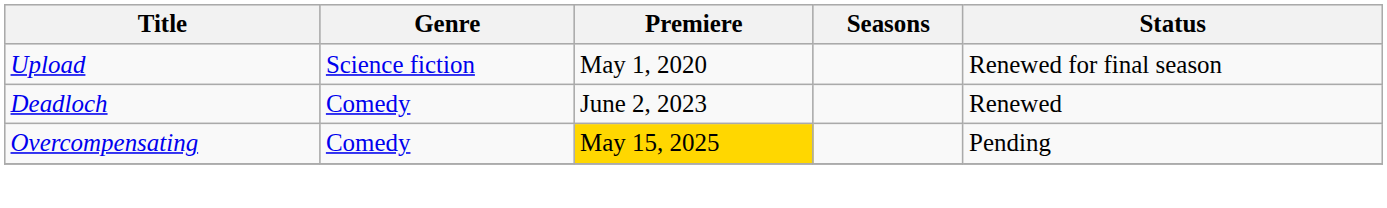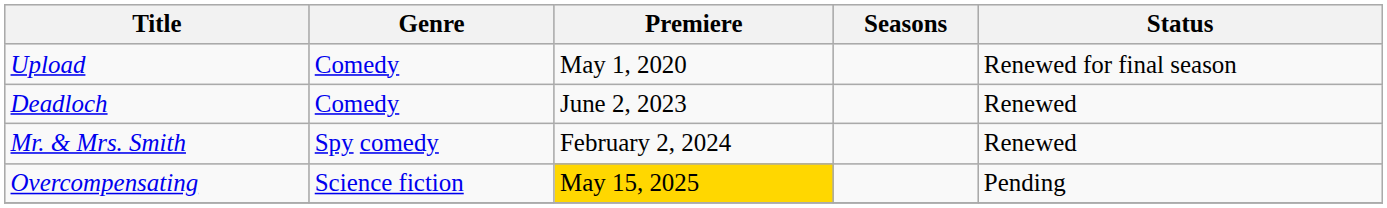(400, 63) Science fiction -> (357, 63) Comedy
+ row: (98, 143)
(368, 143) Comedy -> (389, 182) Science fiction
